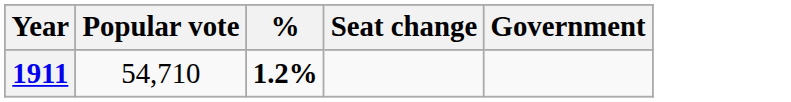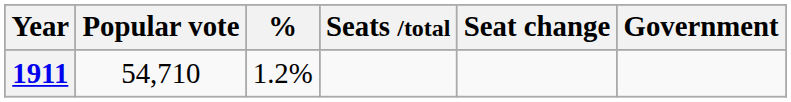+ column: (388, 27)
(285, 73) bold -> (283, 73) normal
